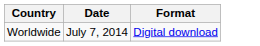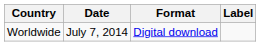+ column: (238, 13)
